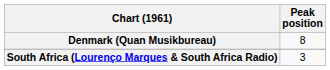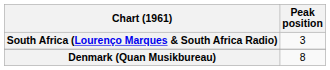rows swapped: (142, 40) <-> (142, 57)
